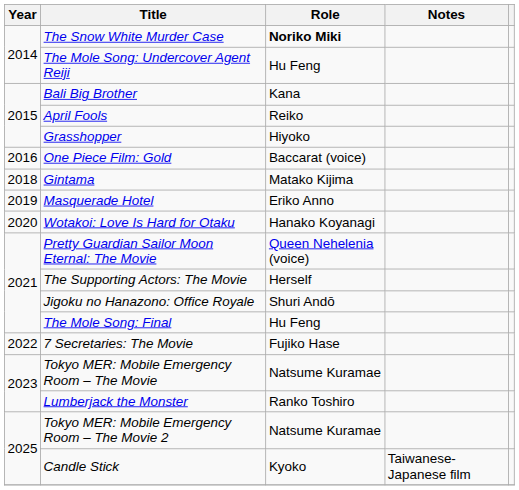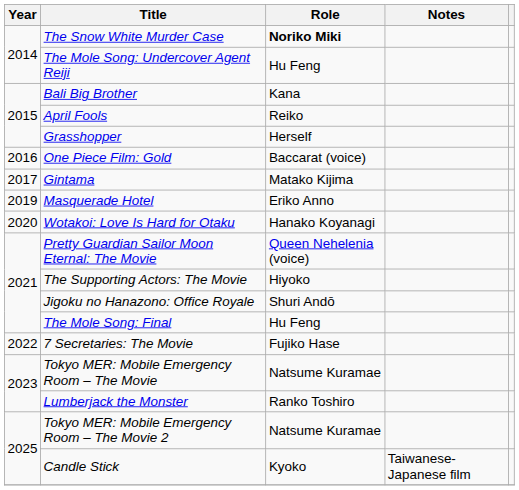(289, 136) Hiyoko -> (290, 136) Herself
(22, 179) 2018 -> (22, 179) 2017
(290, 279) Herself -> (289, 279) Hiyoko
